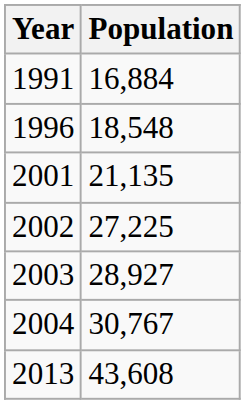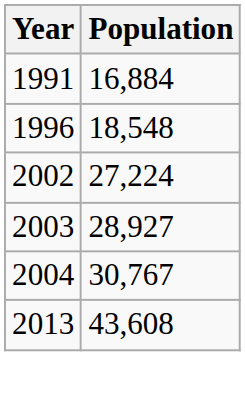- row: (43, 176)
(131, 226) 27,225 -> (131, 176) 27,224
